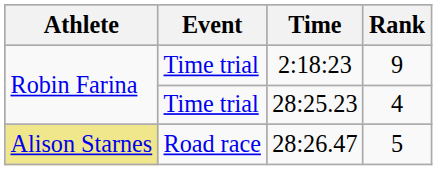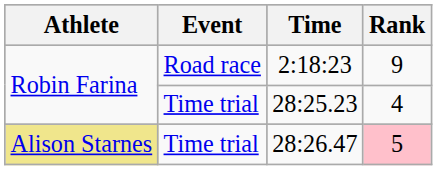(211, 64) Time trial -> (212, 64) Road race
(212, 144) Road race -> (211, 144) Time trial
(397, 144) no background -> (397, 144) pink background
